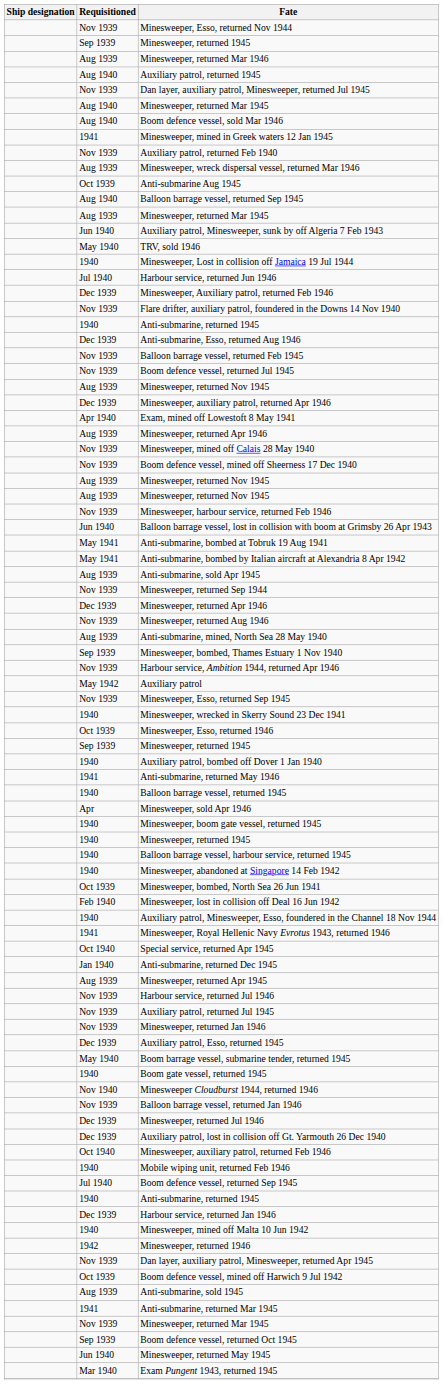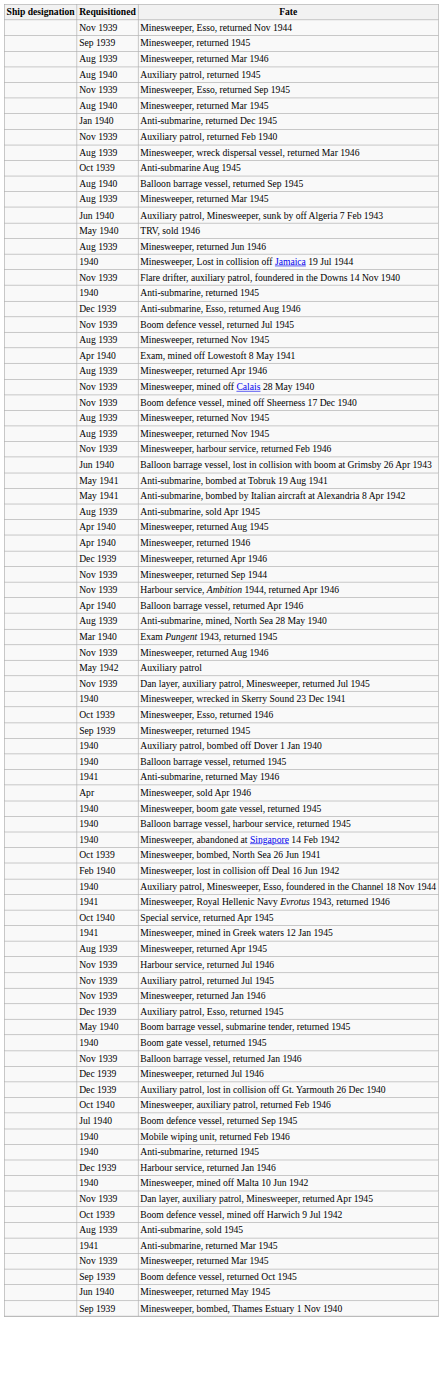rows swapped: (98, 89) <-> (98, 698)
- row: (98, 121)
rows swapped: (96, 964) <-> (89, 136)
+ row: (98, 246)
- row: (96, 277)
- row: (98, 292)
- row: (98, 355)
- row: (98, 402)
+ row: (97, 527)
+ row: (97, 542)
rows swapped: (98, 589) <-> (98, 605)
rows swapped: (98, 667) <-> (98, 620)
+ row: (97, 605)
rows swapped: (97, 652) <-> (98, 1370)
rows swapped: (89, 777) <-> (89, 792)
- row: (89, 839)
- row: (98, 1089)
rows swapped: (89, 1167) <-> (96, 1183)
- row: (89, 1245)
